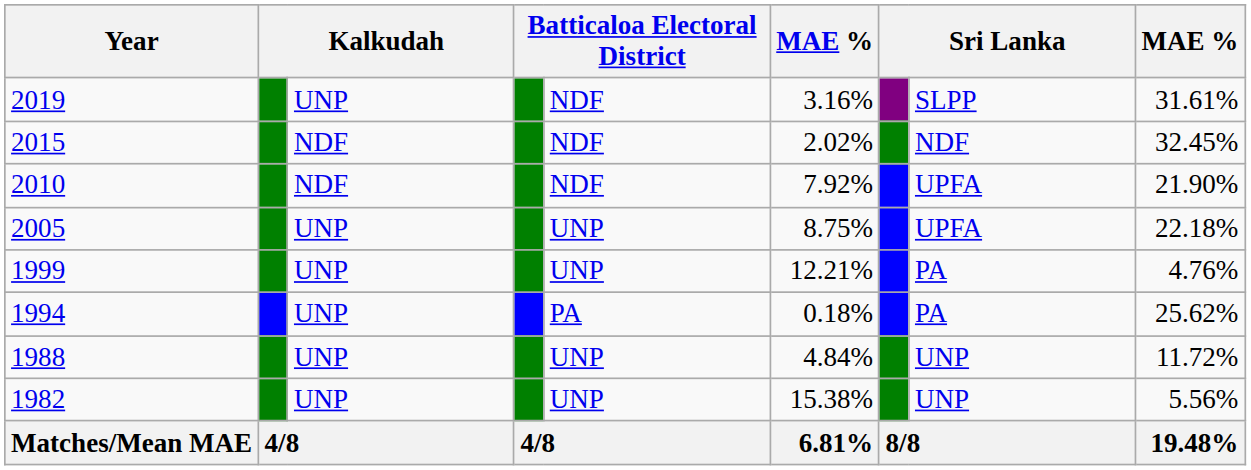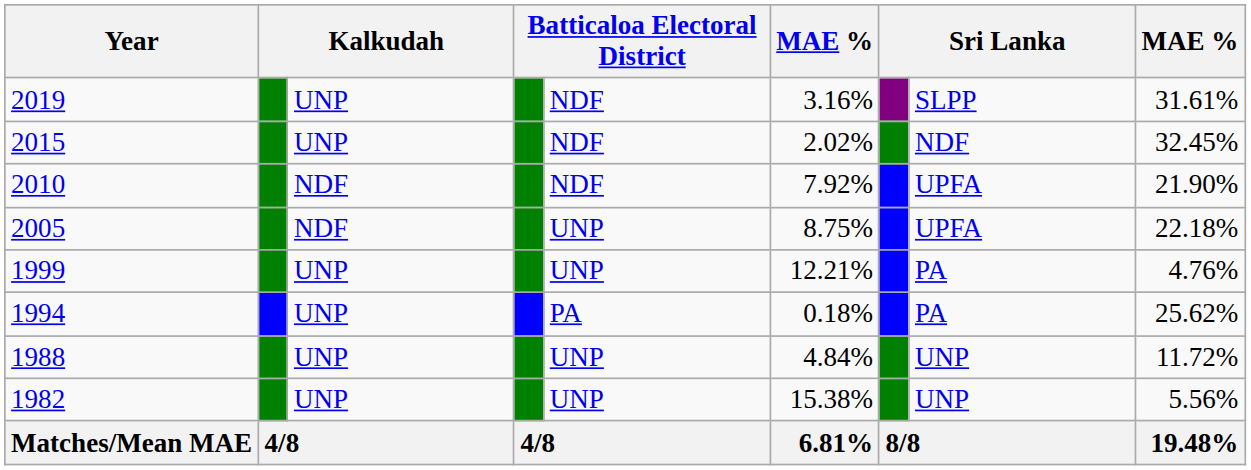(321, 142) NDF -> (321, 142) UNP
(321, 227) UNP -> (321, 227) NDF
